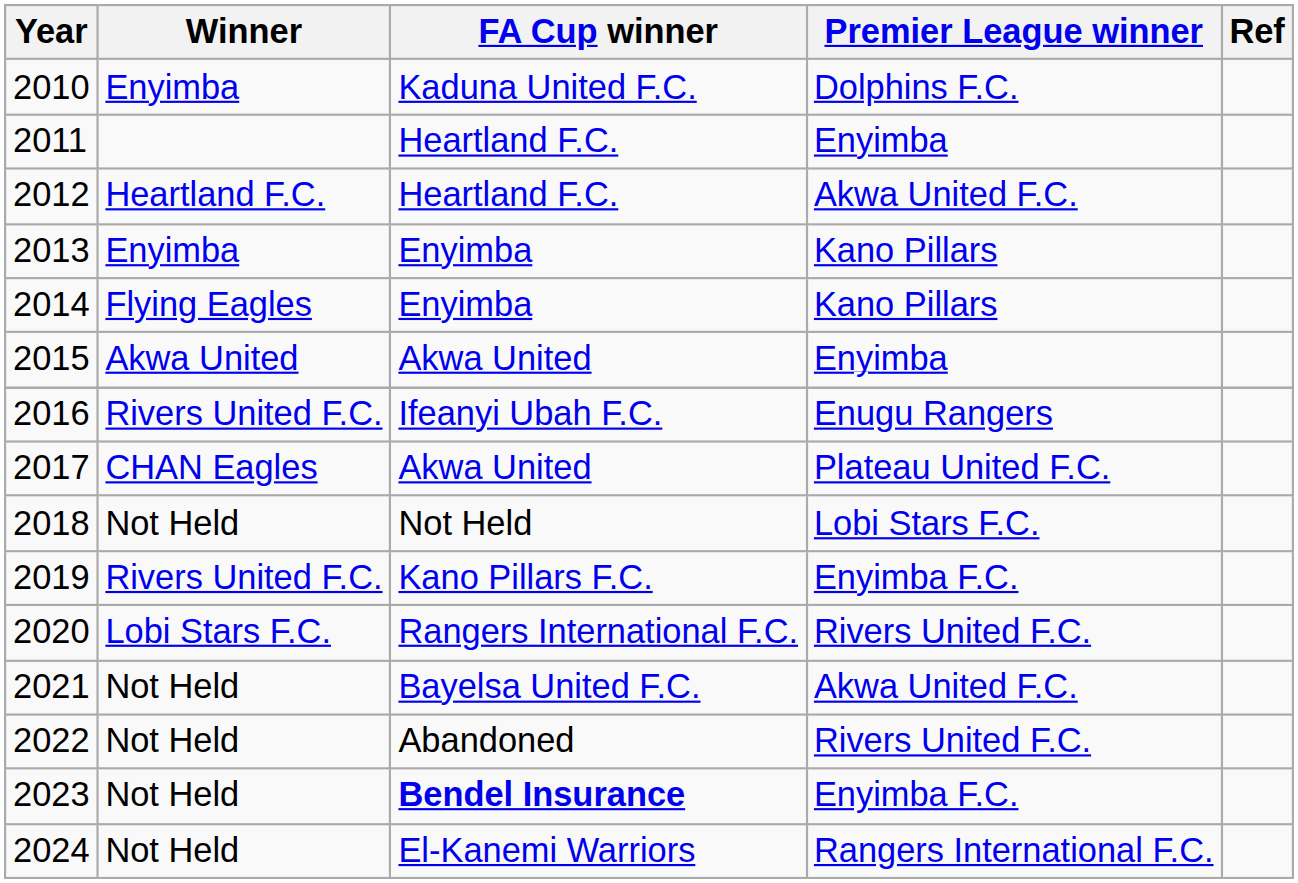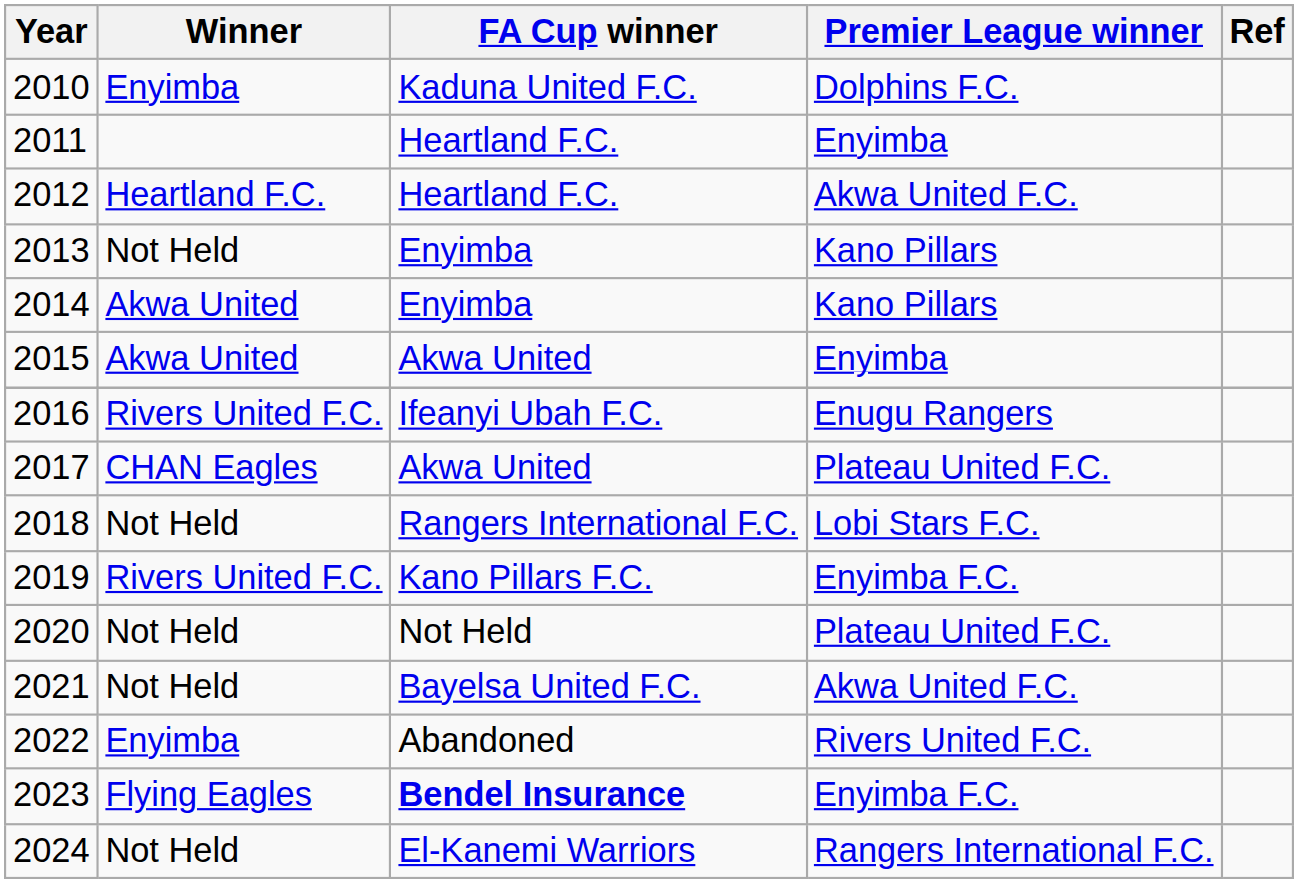(172, 250) Enyimba -> (172, 250) Not Held
(209, 304) Flying Eagles -> (202, 304) Akwa United
(465, 522) Not Held -> (598, 522) Rangers International F.C.
(218, 631) Lobi Stars F.C. -> (172, 631) Not Held
(598, 631) Rangers International F.C. -> (465, 631) Not Held
(953, 631) Rivers United F.C. -> (962, 631) Plateau United F.C.
(172, 741) Not Held -> (172, 741) Enyimba
(172, 795) Not Held -> (209, 795) Flying Eagles
